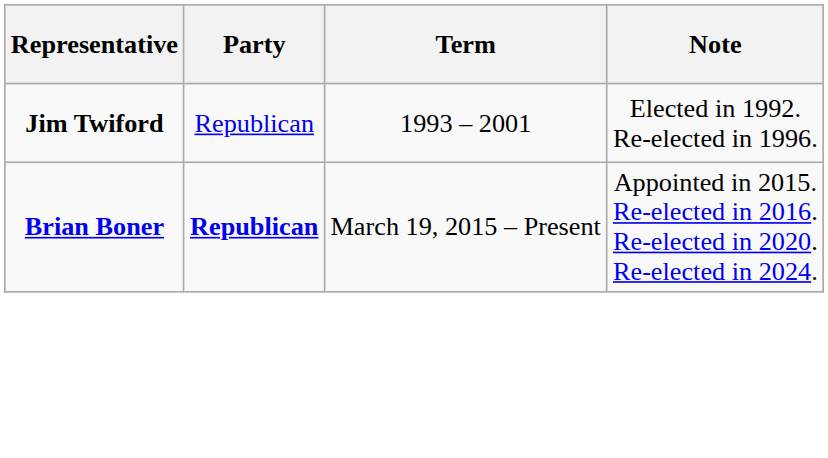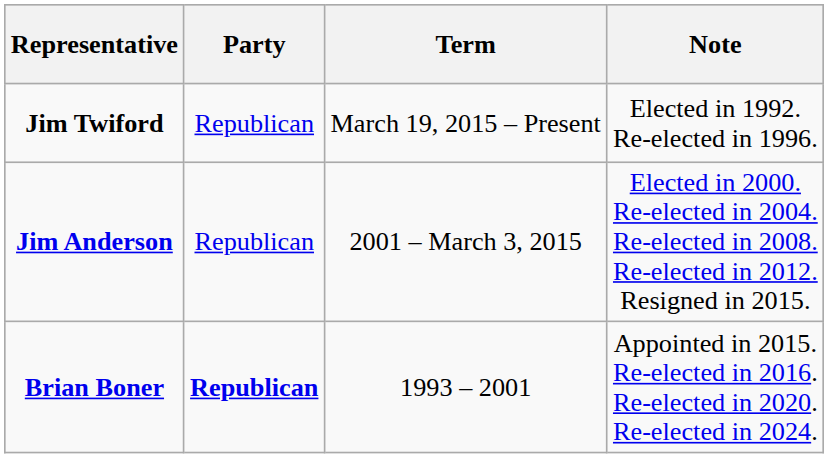(466, 122) 1993 – 2001 -> (466, 122) March 19, 2015 – Present
+ row: (94, 241)
(466, 227) March 19, 2015 – Present -> (466, 386) 1993 – 2001
